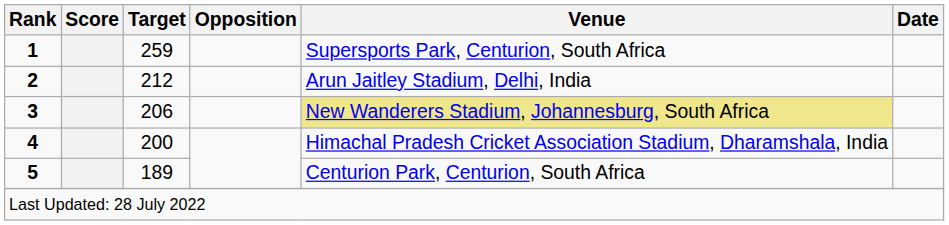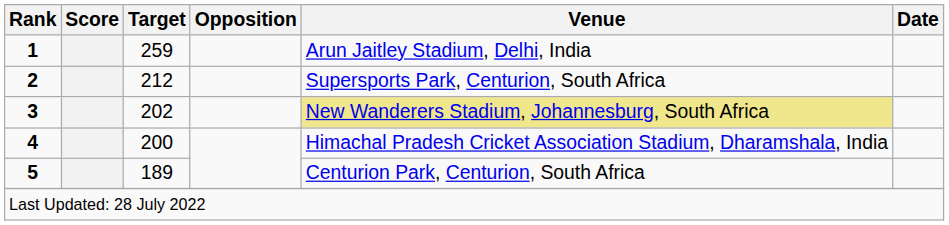(486, 50) Supersports Park, Centurion, South Africa -> (448, 50) Arun Jaitley Stadium, Delhi, India
(448, 81) Arun Jaitley Stadium, Delhi, India -> (486, 81) Supersports Park, Centurion, South Africa
(157, 111) 206 -> (157, 111) 202
